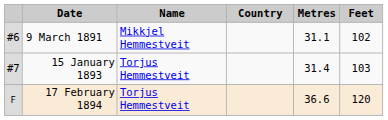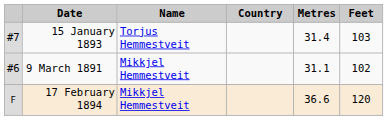rows swapped: (71, 37) <-> (83, 68)
(155, 99) Torjus Hemmestveit -> (155, 99) Mikkjel Hemmestveit
